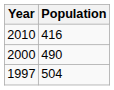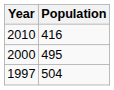(52, 54) 490 -> (52, 54) 495
